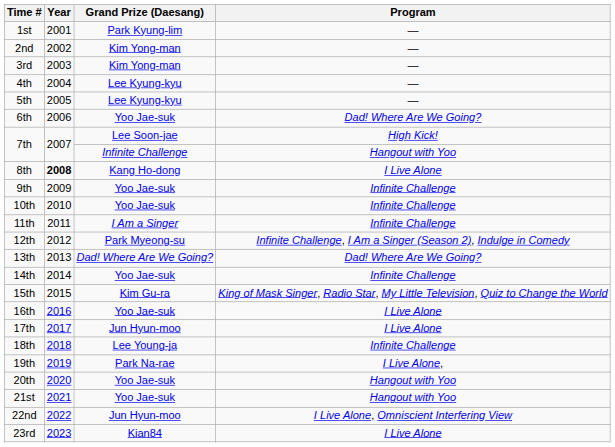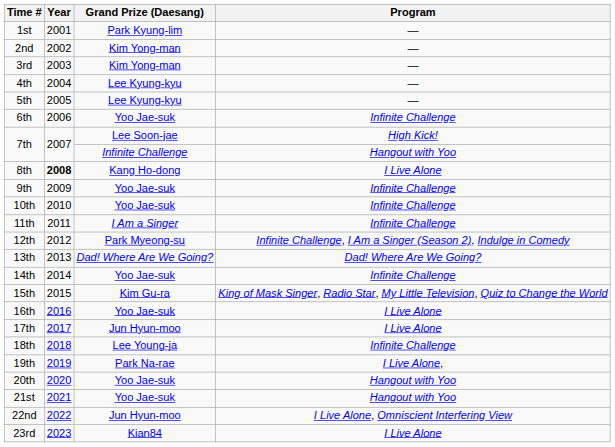(413, 118) Dad! Where Are We Going? -> (413, 118) Infinite Challenge
